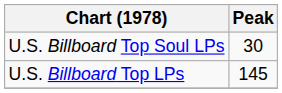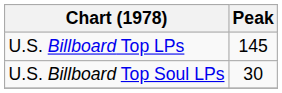rows swapped: (96, 74) <-> (117, 46)
